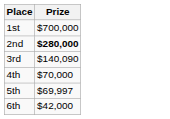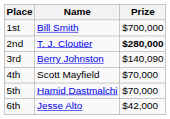+ column: (77, 12)
(55, 91) $69,997 -> (140, 91) $70,000
